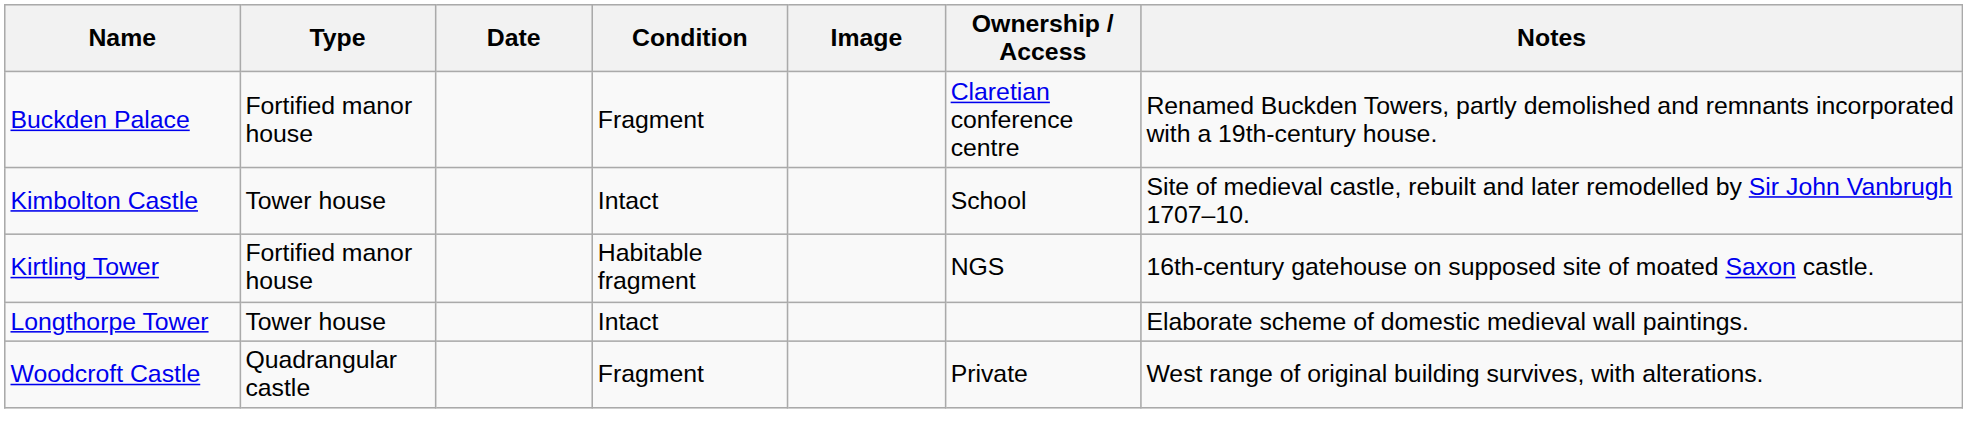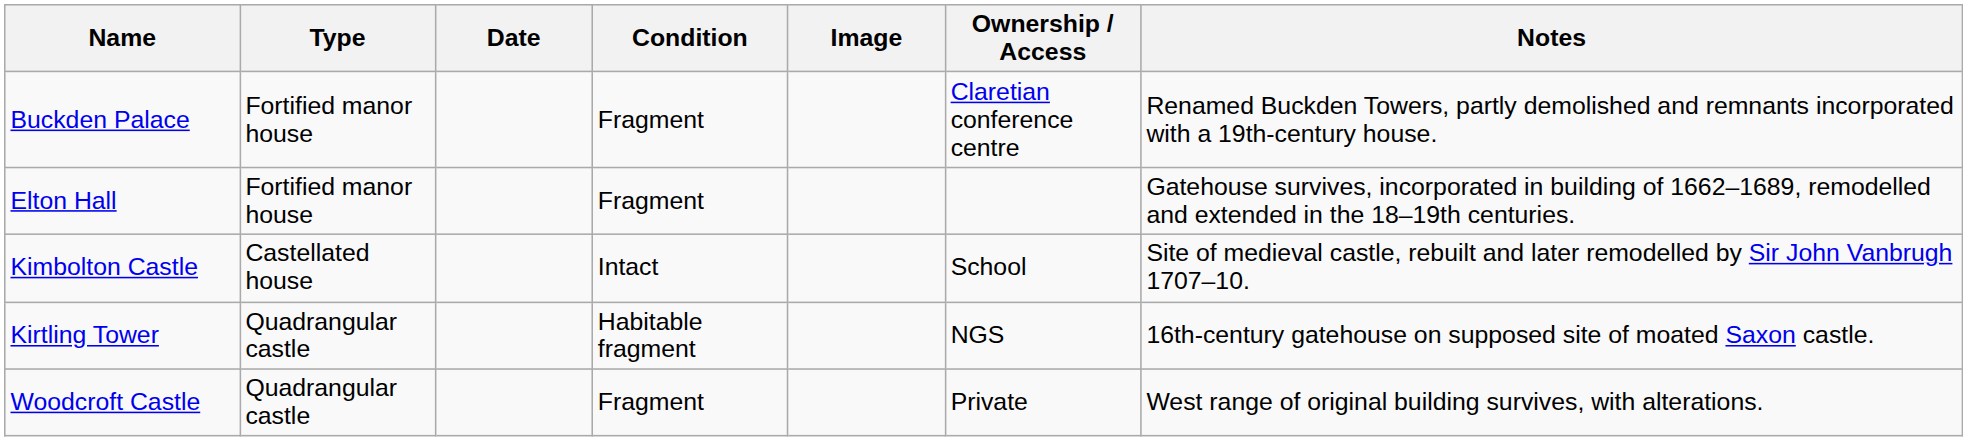+ row: (64, 200)
(316, 200) Tower house -> (307, 267) Castellated house
(329, 267) Fortified manor house -> (321, 334) Quadrangular castle
- row: (110, 320)
